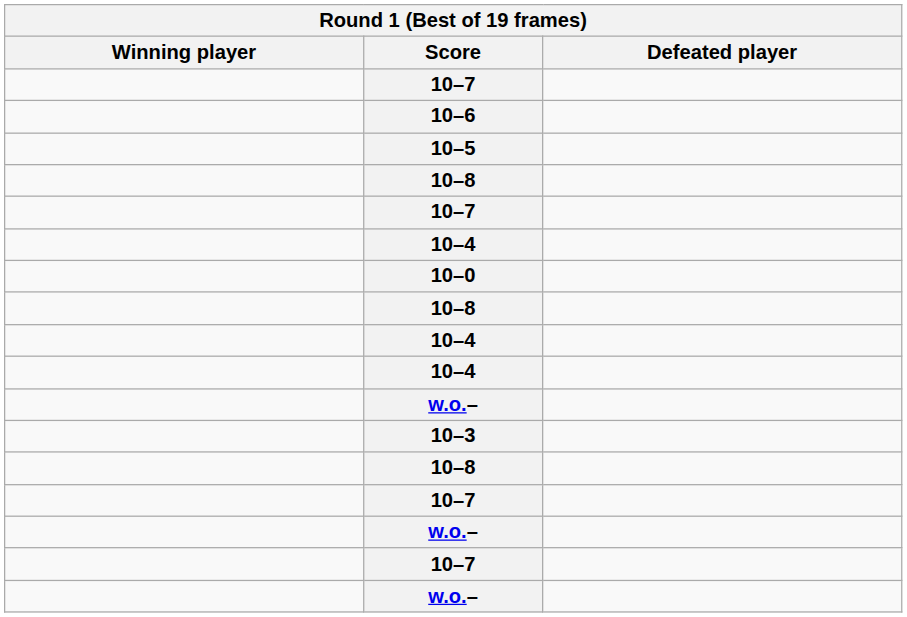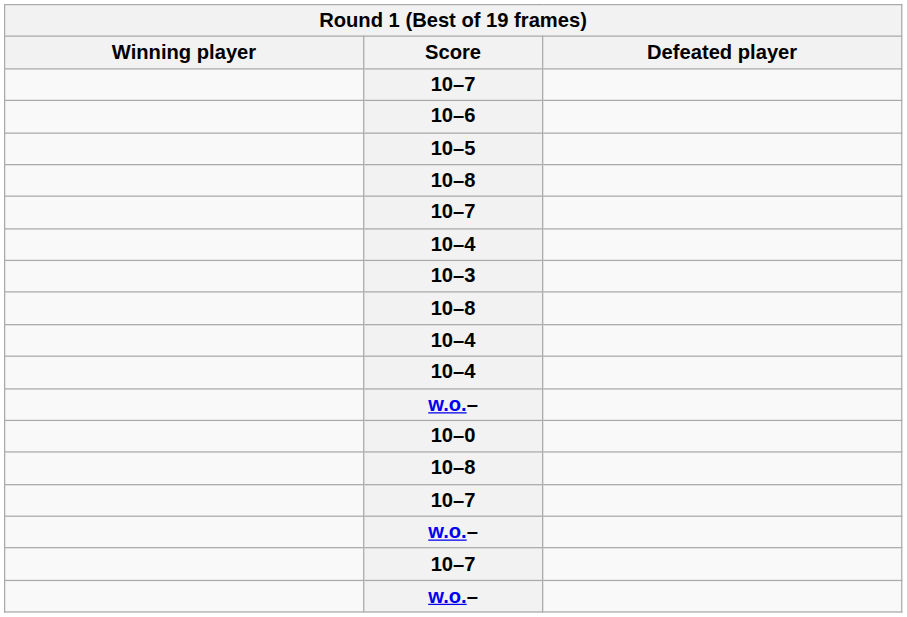rows swapped: (184, 276) <-> (184, 436)
